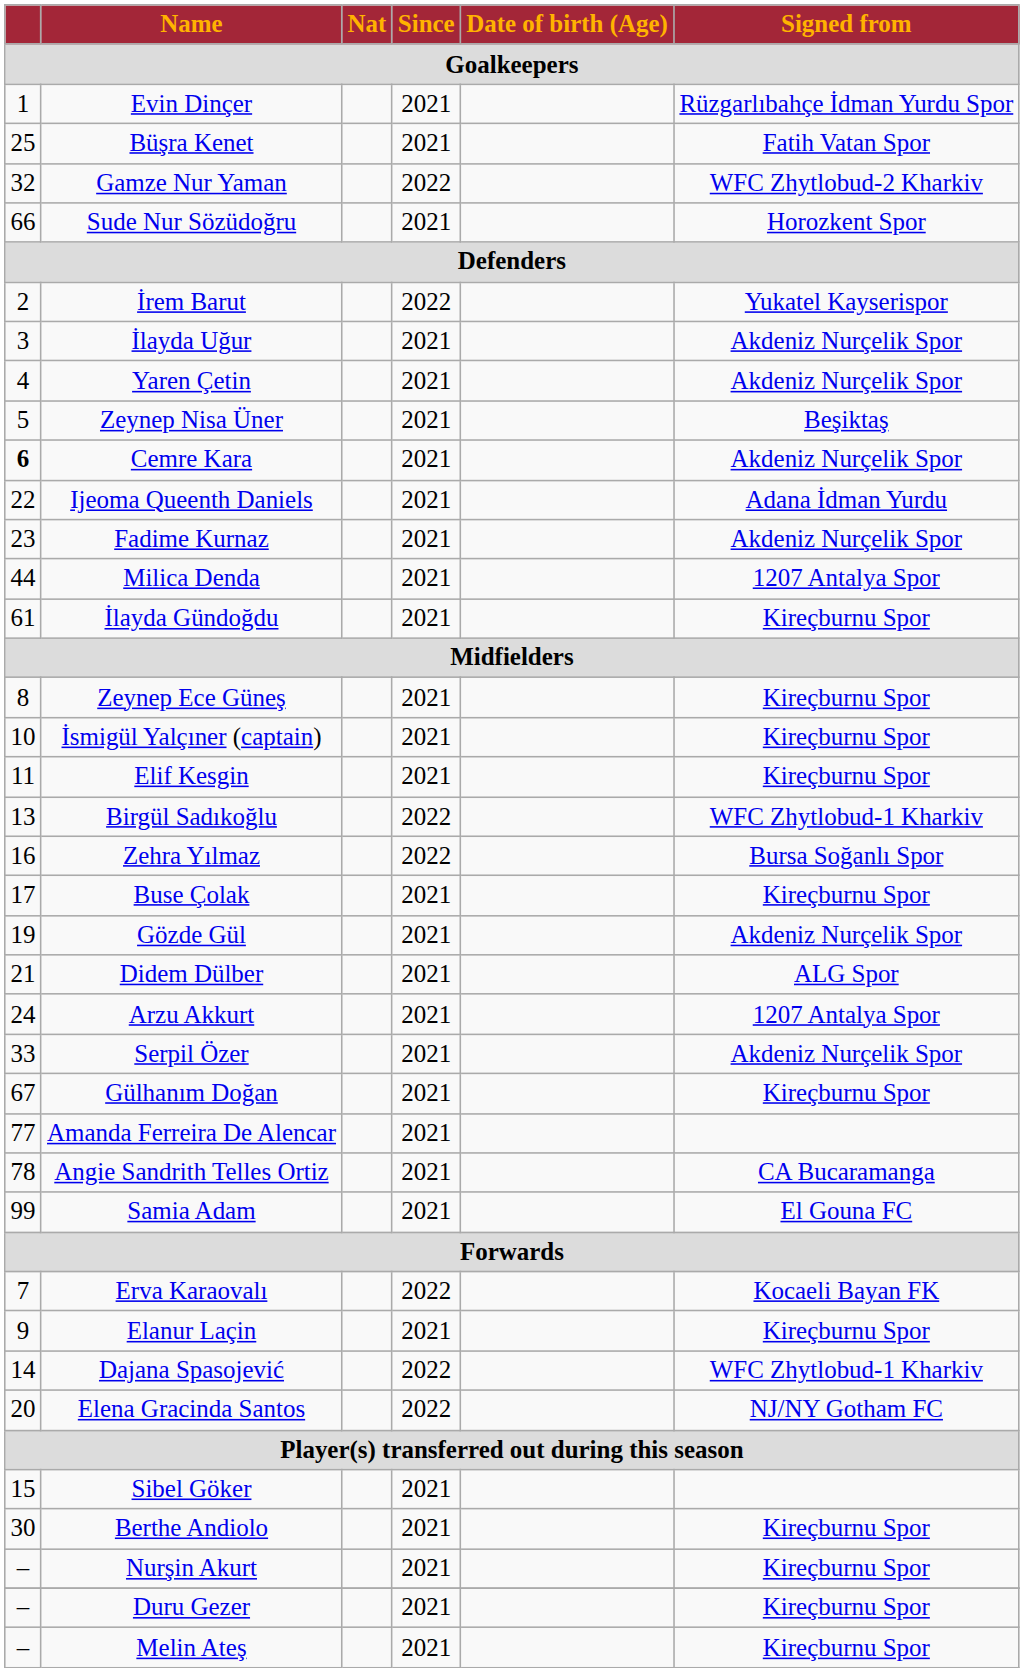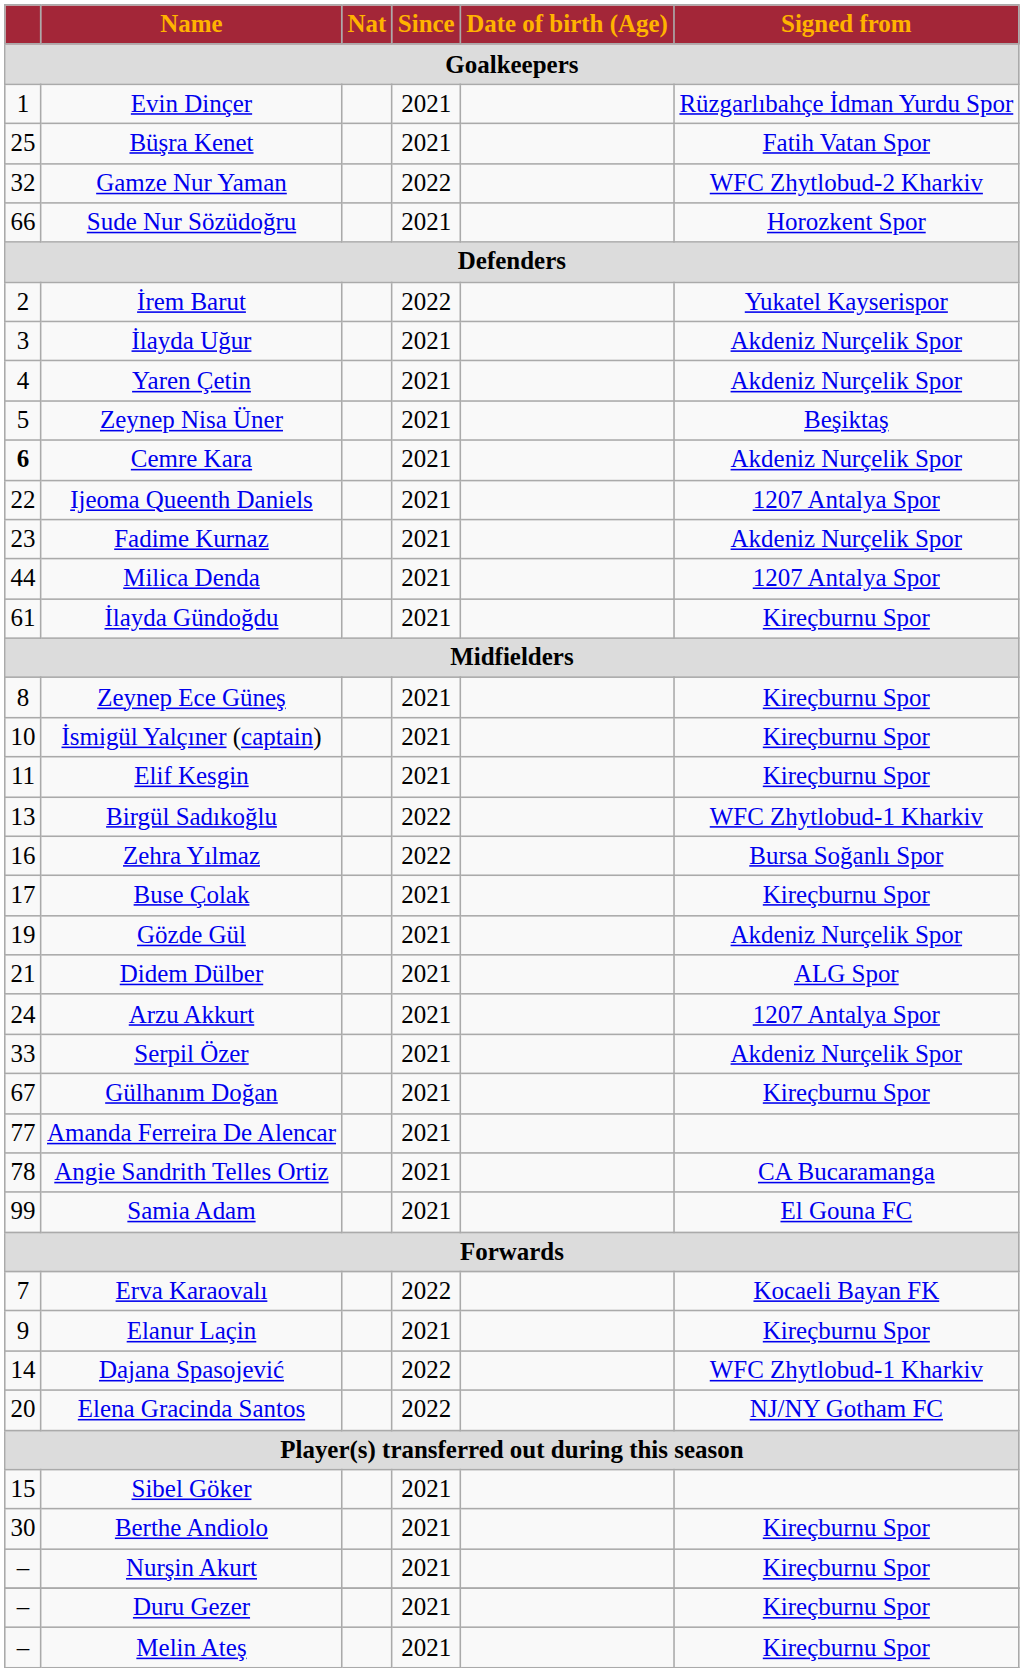(846, 499) Adana İdman Yurdu -> (846, 499) 1207 Antalya Spor
